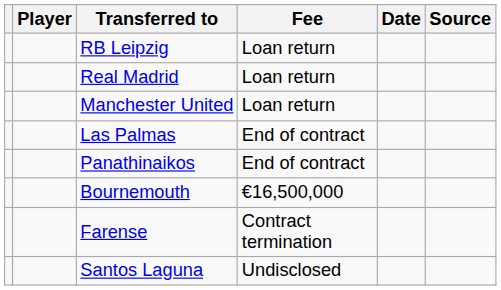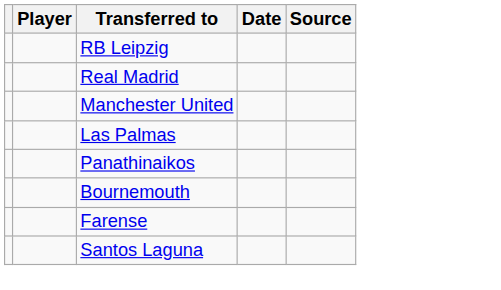- column: (307, 18)
